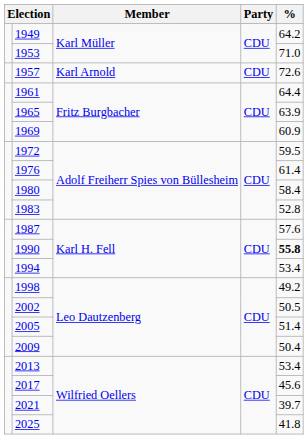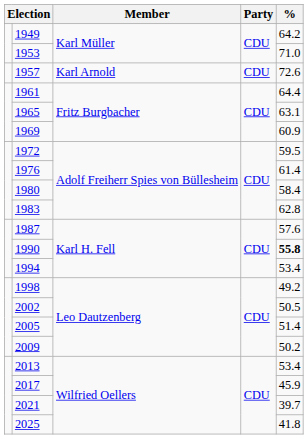(290, 111) 63.9 -> (290, 111) 63.1
(290, 209) 52.8 -> (290, 209) 62.8
(290, 346) 50.4 -> (290, 346) 50.2
(290, 385) 45.6 -> (290, 385) 45.9
